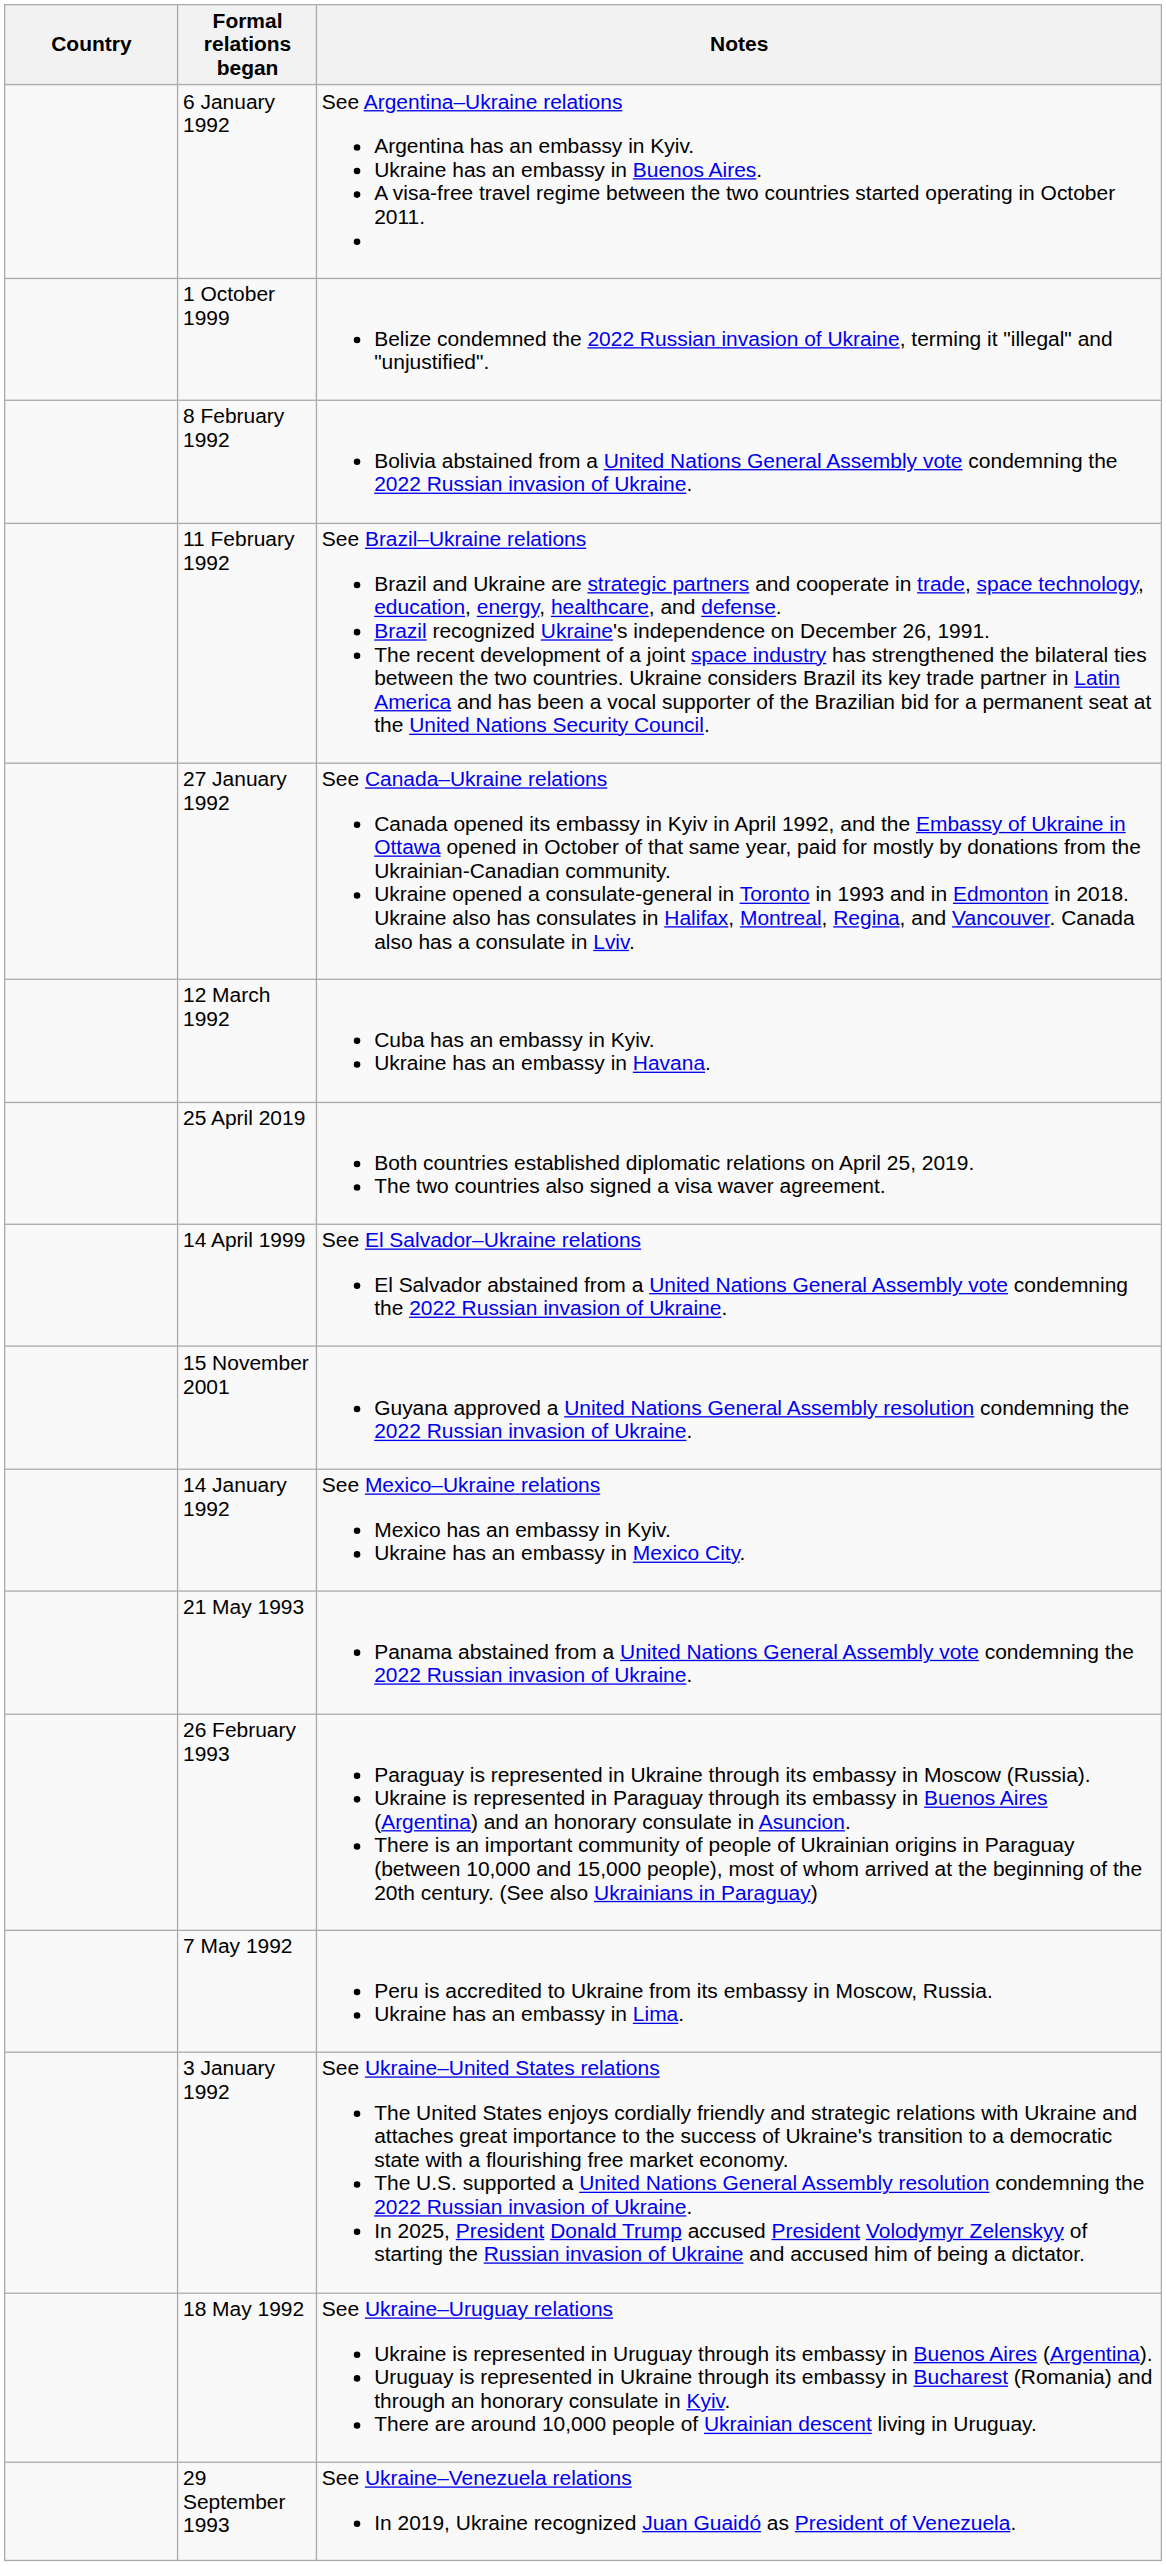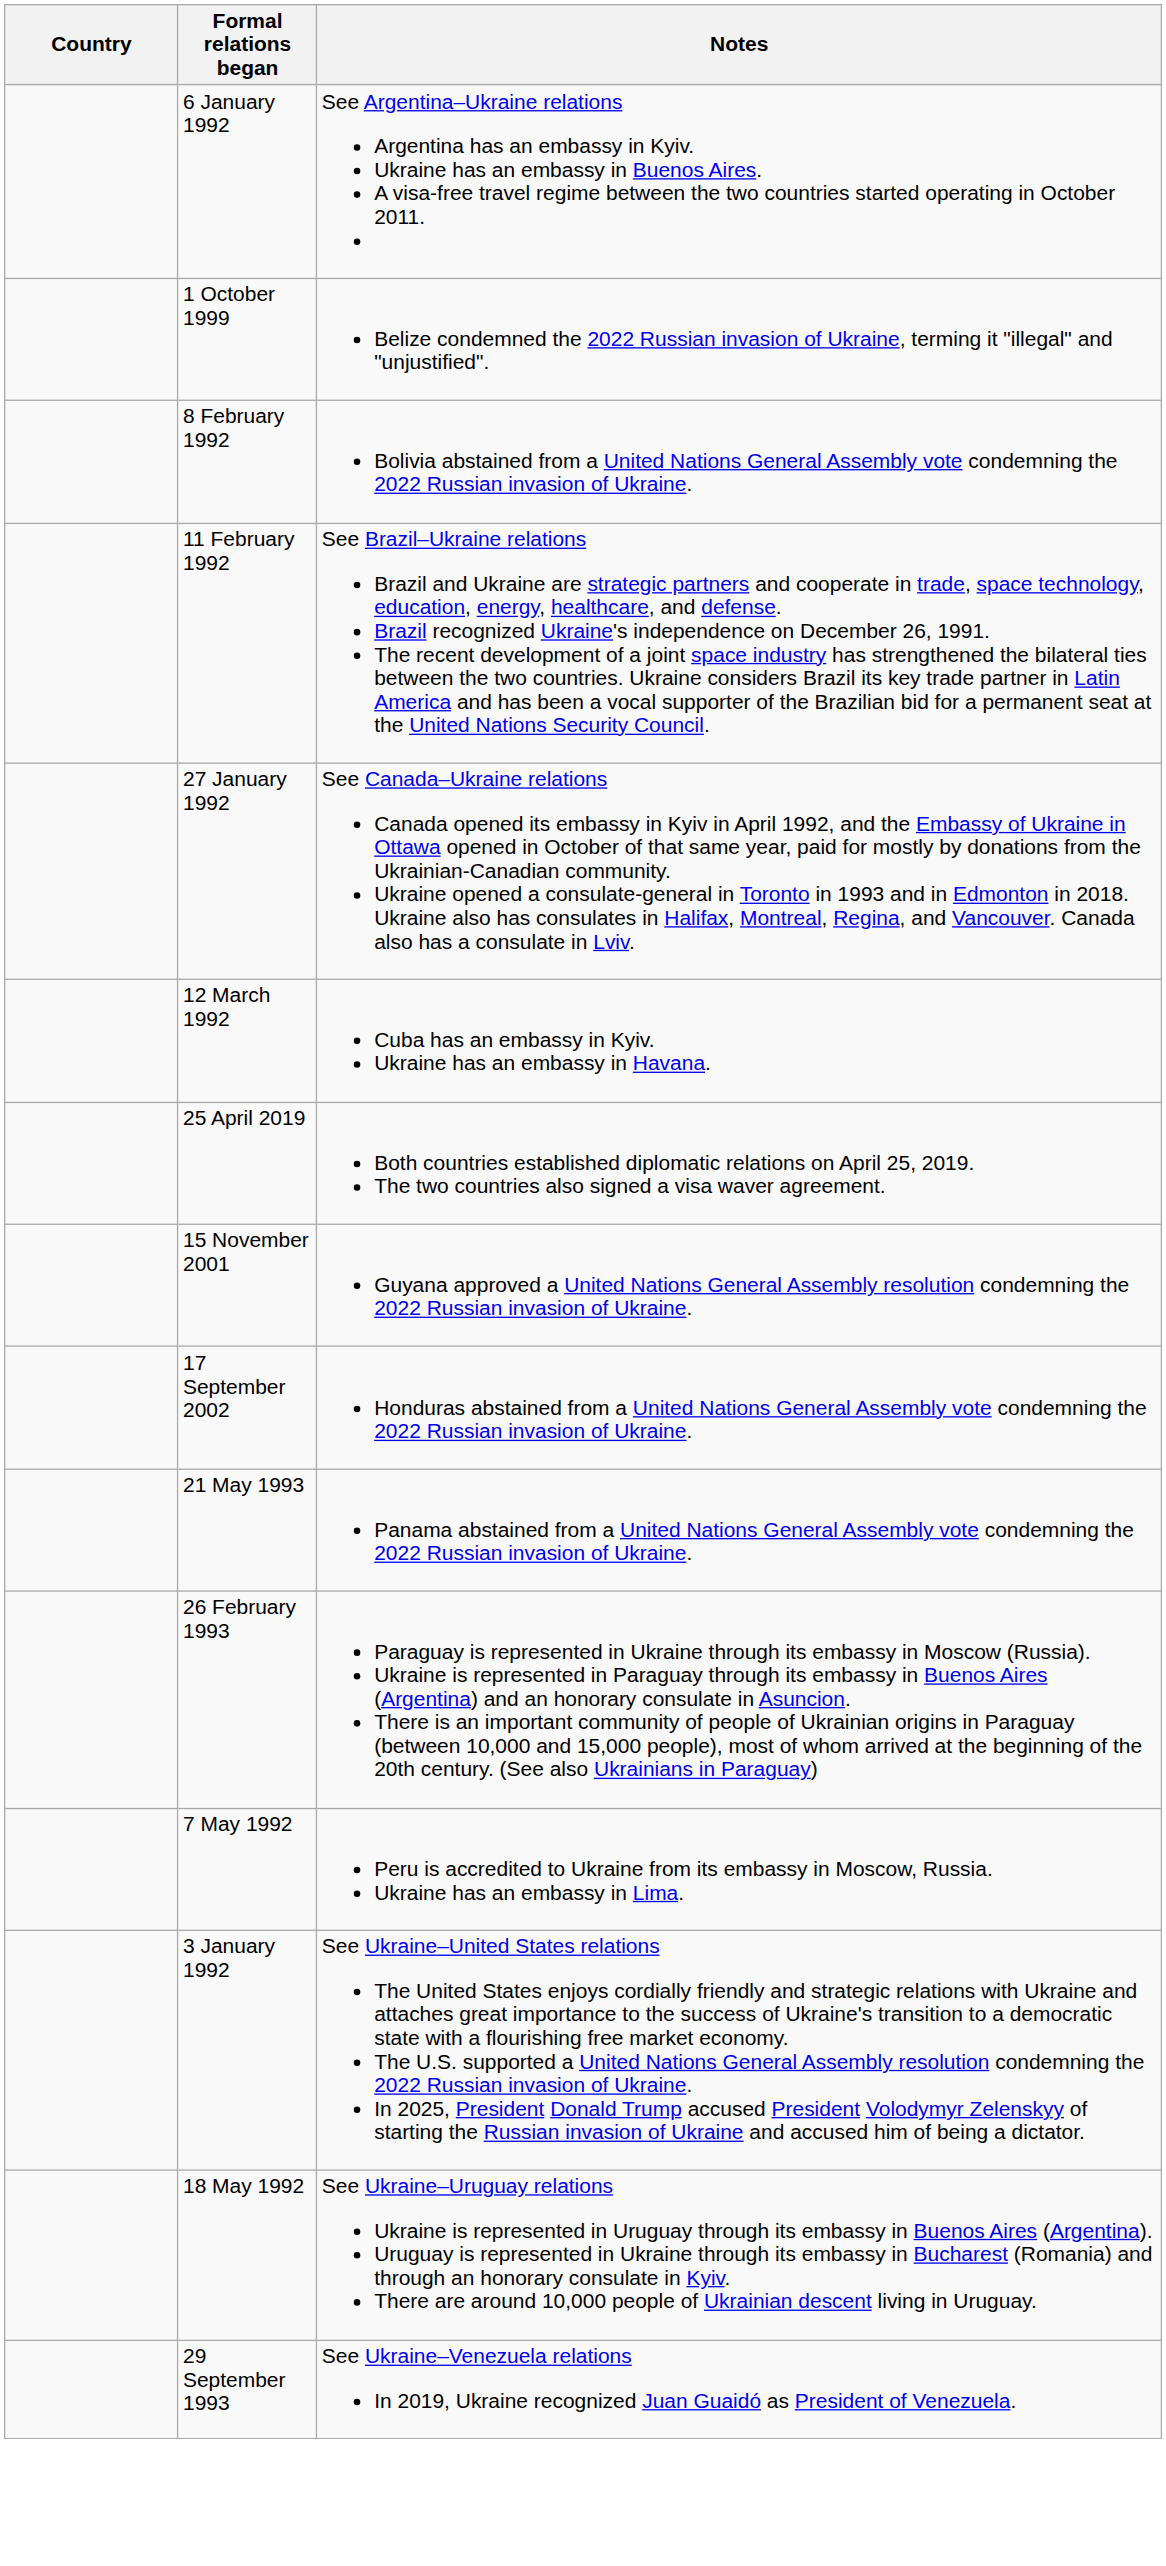- row: (244, 1240)
+ row: (234, 1386)
- row: (235, 1497)
